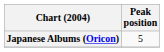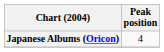(140, 39) 5 -> (140, 39) 4
